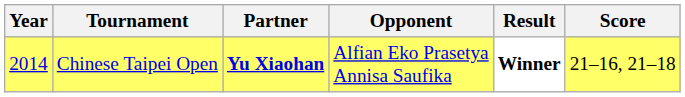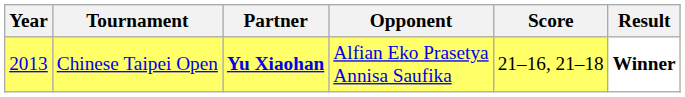columns swapped: (623, 20) <-> (529, 20)
(28, 64) 2014 -> (28, 64) 2013
